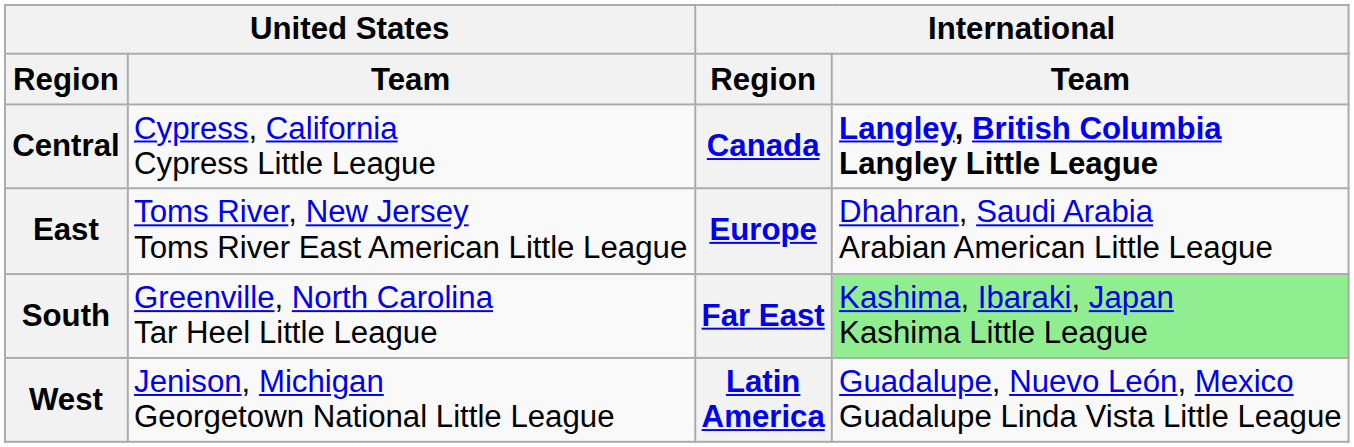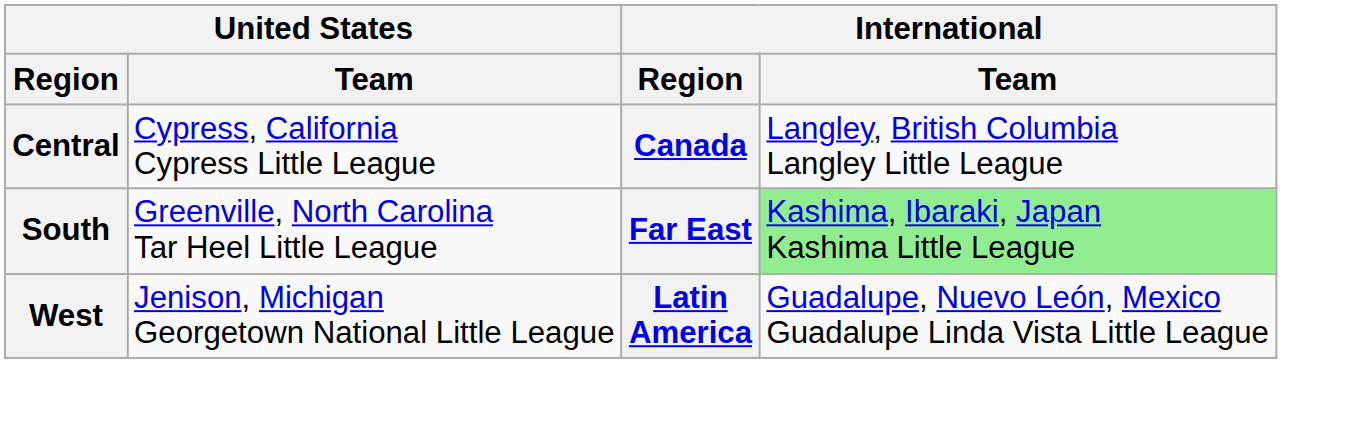(1030, 145) bold -> (942, 145) normal
- row: (66, 230)
